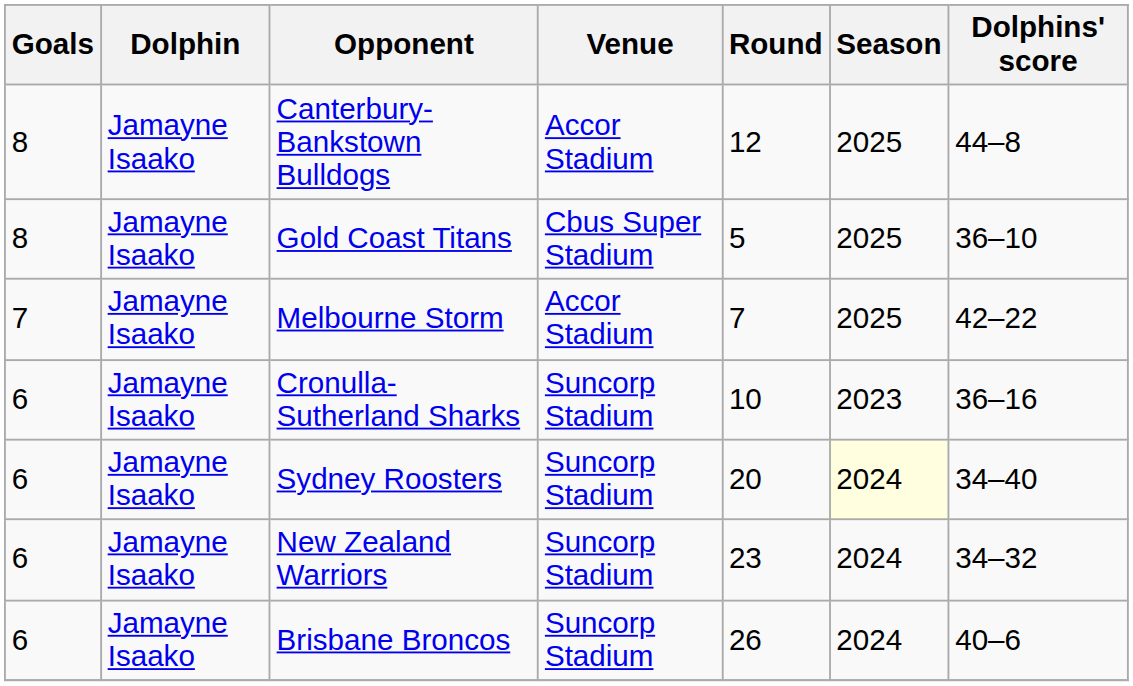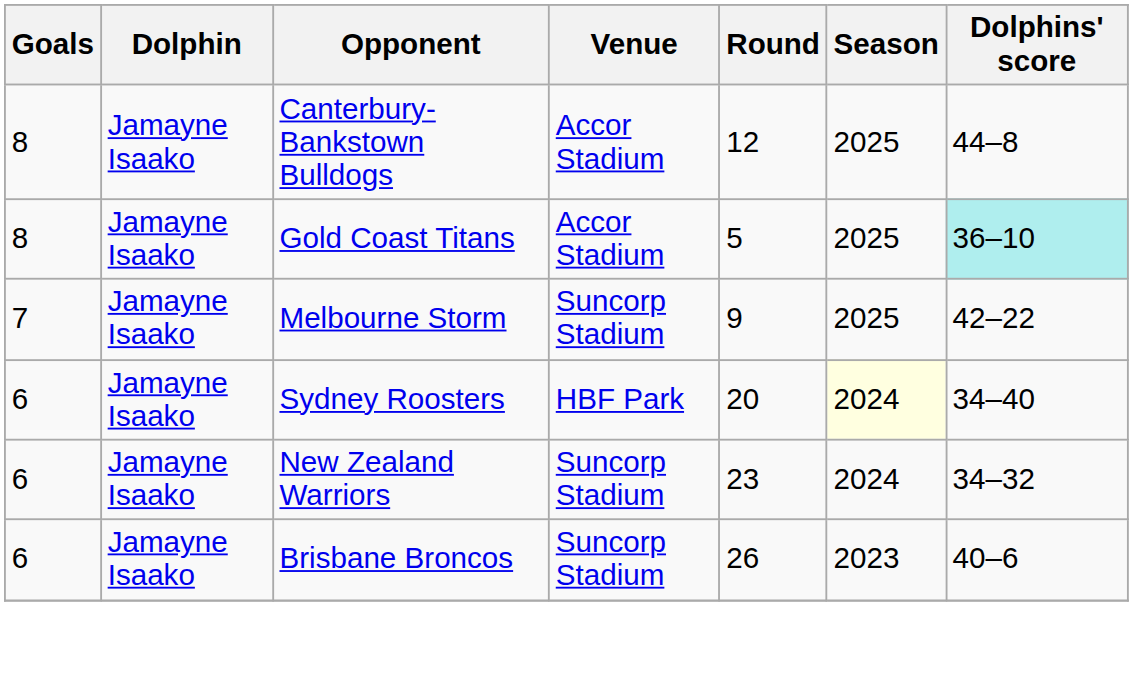(623, 238) Cbus Super Stadium -> (610, 238) Accor Stadium
(996, 238) no background -> (994, 238) paleturquoise background
(599, 318) Accor Stadium -> (611, 318) Suncorp Stadium
(737, 318) 7 -> (734, 318) 9
- row: (398, 398)
(600, 479) Suncorp Stadium -> (620, 398) HBF Park
(869, 639) 2024 -> (867, 559) 2023
